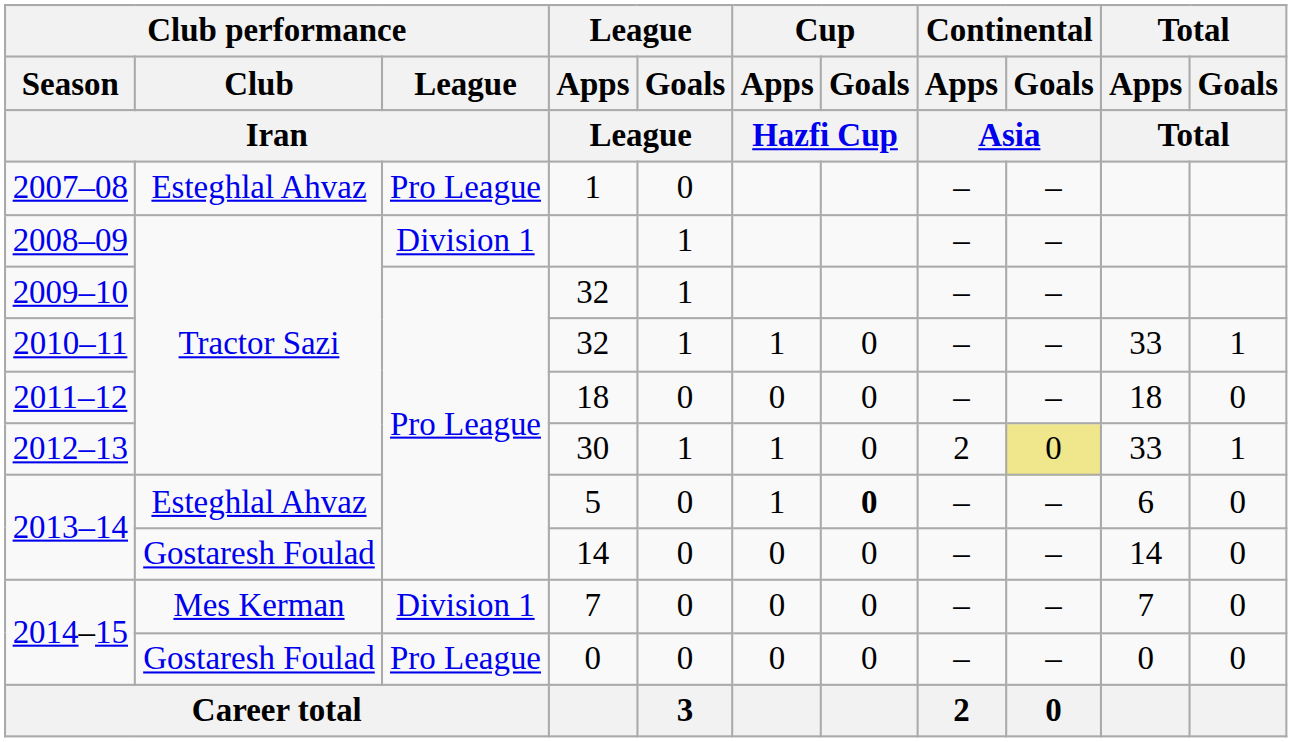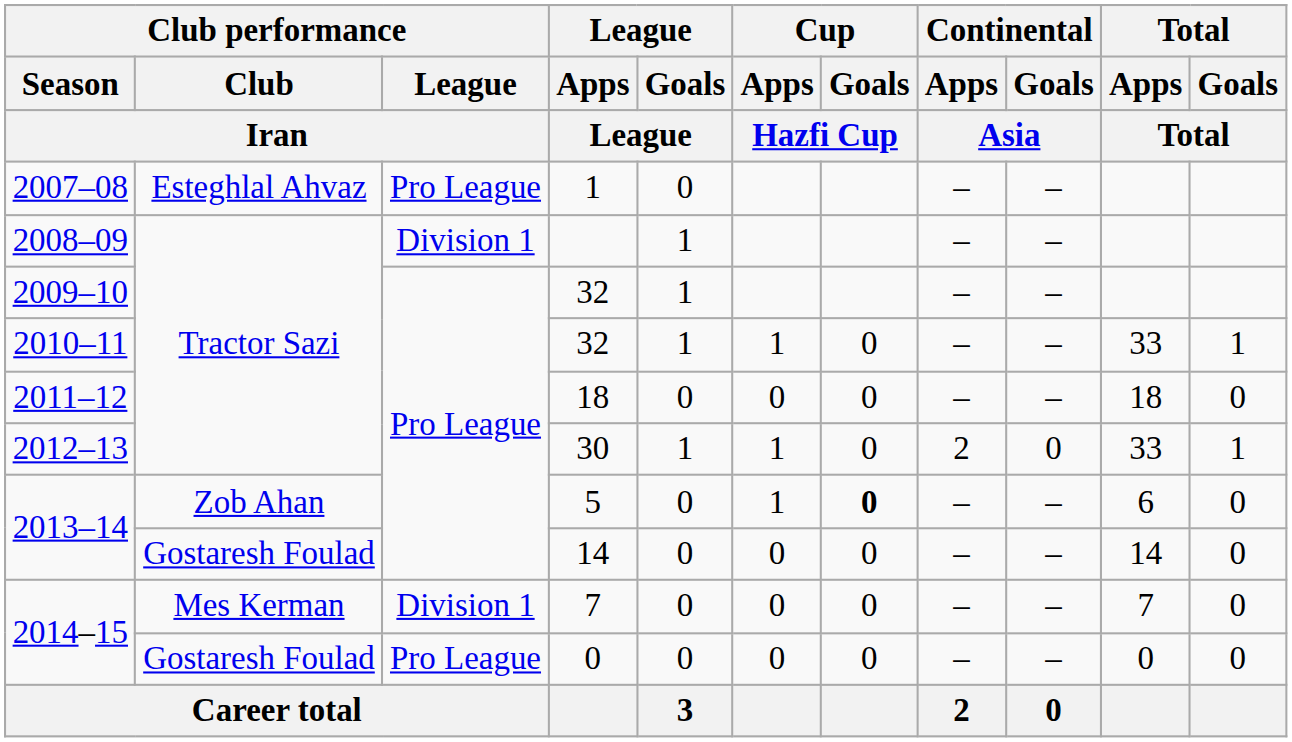(1054, 448) khaki background -> (1054, 448) no background
(259, 501) Esteghlal Ahvaz -> (259, 501) Zob Ahan
